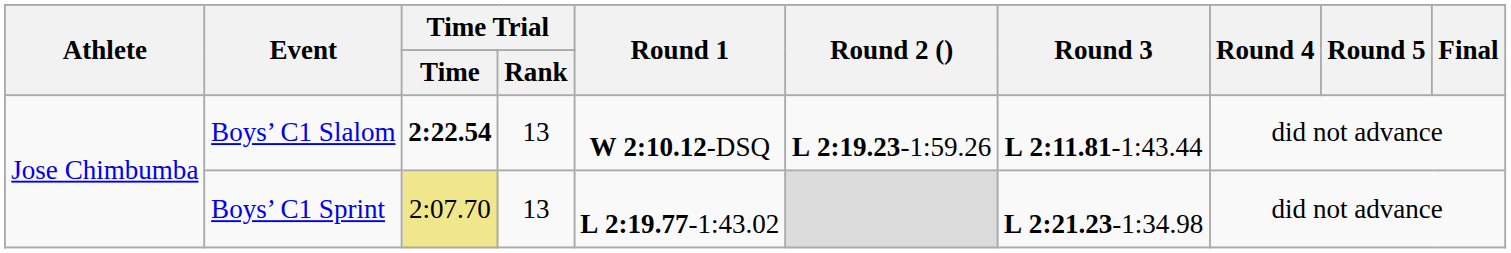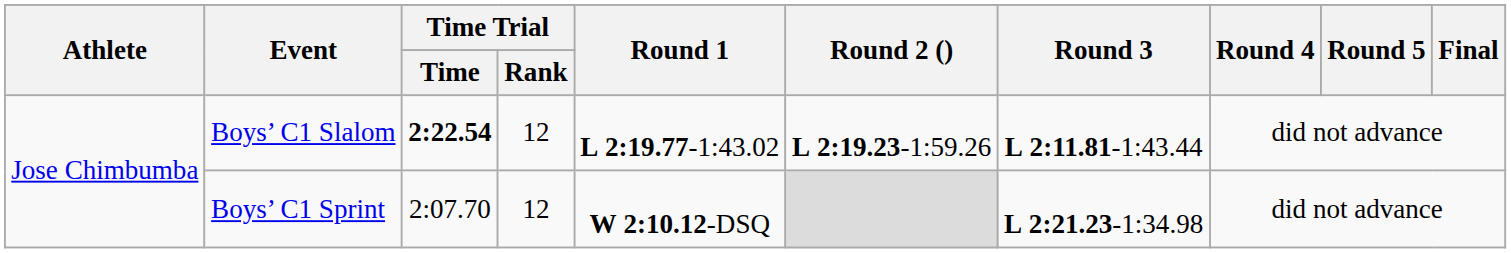(536, 132) 13 -> (536, 132) 12
(680, 148) W 2:10.12-DSQ -> (680, 148) L 2:19.77-1:43.02
(450, 209) khaki background -> (450, 209) no background
(536, 209) 13 -> (536, 209) 12
(680, 225) L 2:19.77-1:43.02 -> (680, 225) W 2:10.12-DSQ
